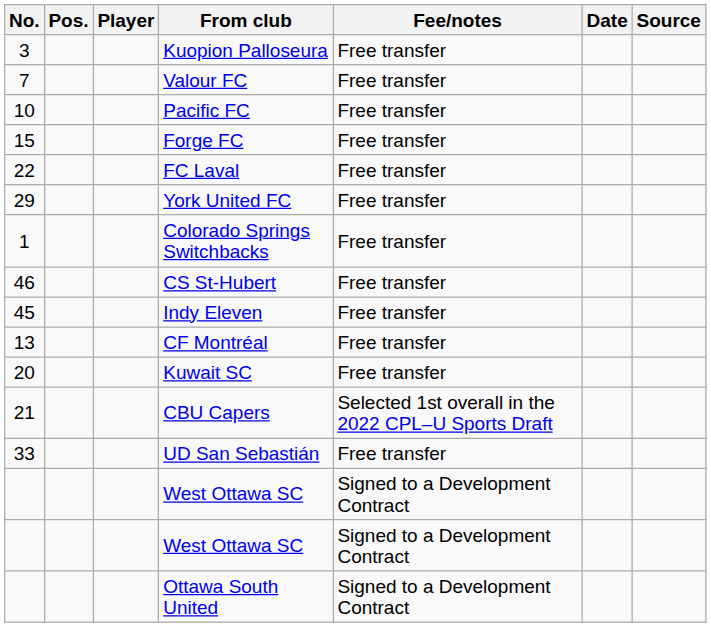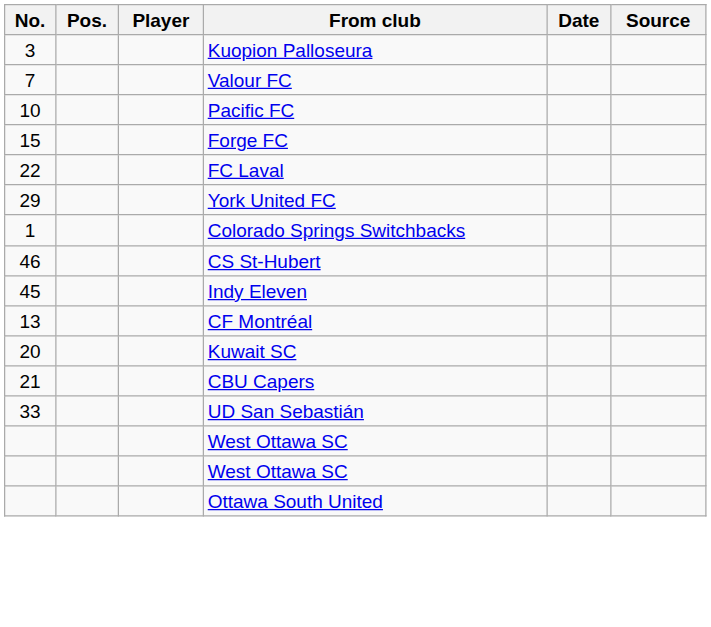- column: (458, 20)
